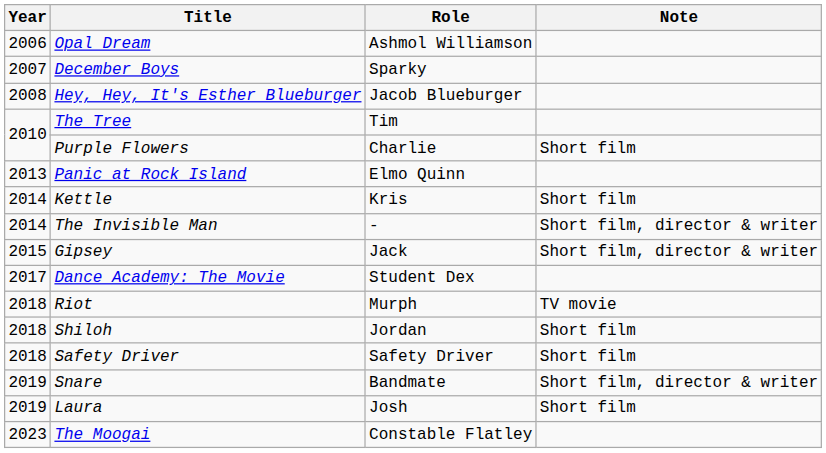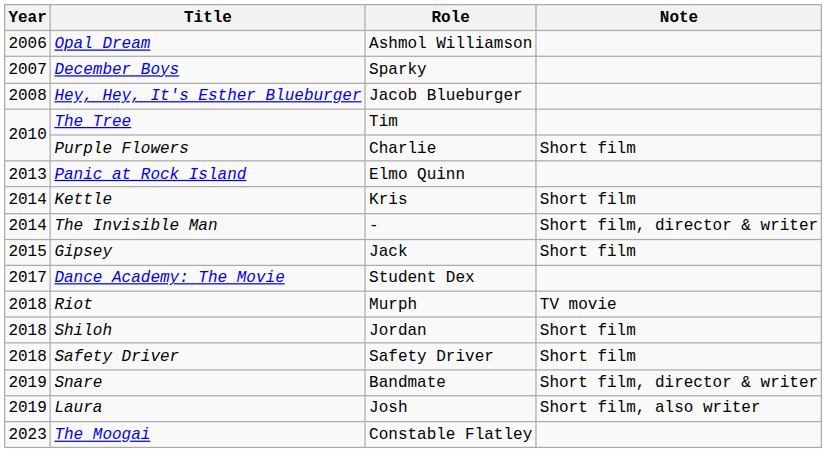(679, 252) Short film, director & writer -> (588, 252) Short film
(588, 409) Short film -> (650, 409) Short film, also writer
